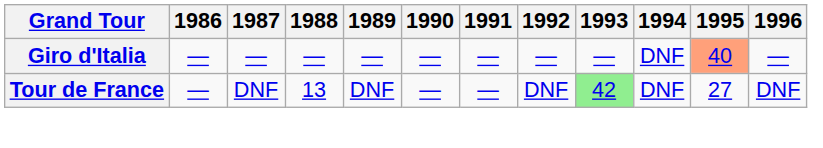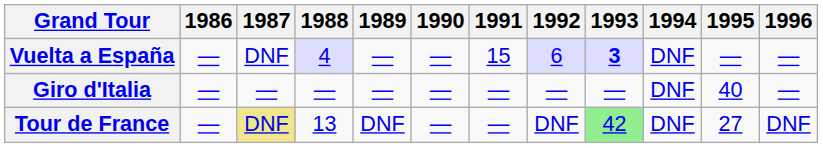+ row: (92, 55)
(720, 55) lightsalmon background -> (731, 90) no background
(256, 90) no background -> (267, 124) khaki background
